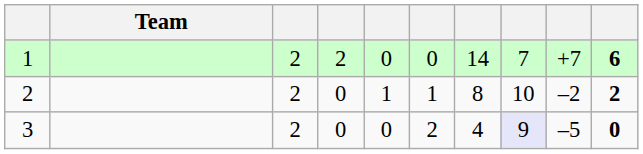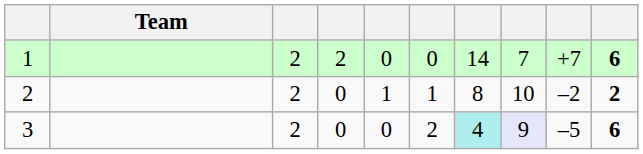(478, 129) no background -> (478, 129) paleturquoise background
(615, 129) 0 -> (615, 129) 6
